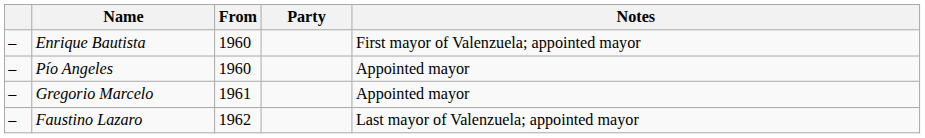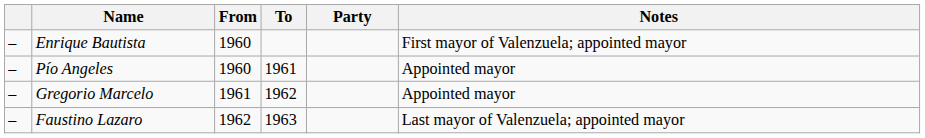+ column: (284, 17)
